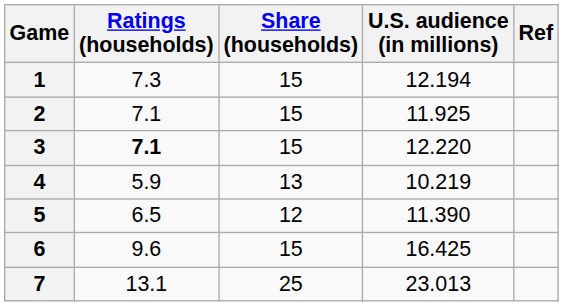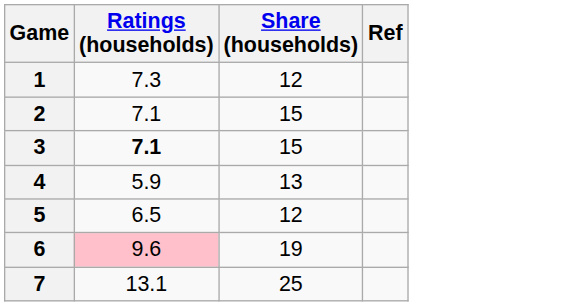- column: (438, 33)
(291, 79) 15 -> (291, 79) 12
(146, 249) no background -> (146, 249) pink background
(291, 249) 15 -> (291, 249) 19
